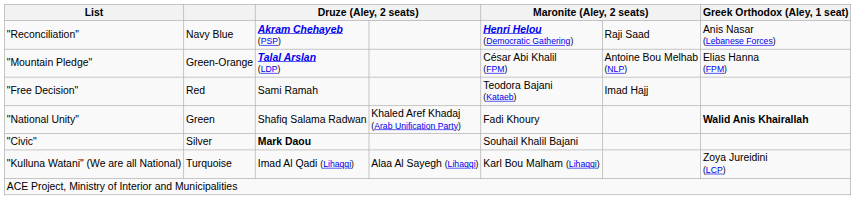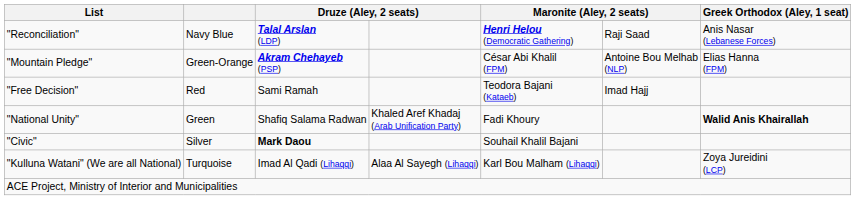(300, 35) Akram Chehayeb (PSP) -> (287, 35) Talal Arslan (LDP)
(287, 63) Talal Arslan (LDP) -> (300, 63) Akram Chehayeb (PSP)
